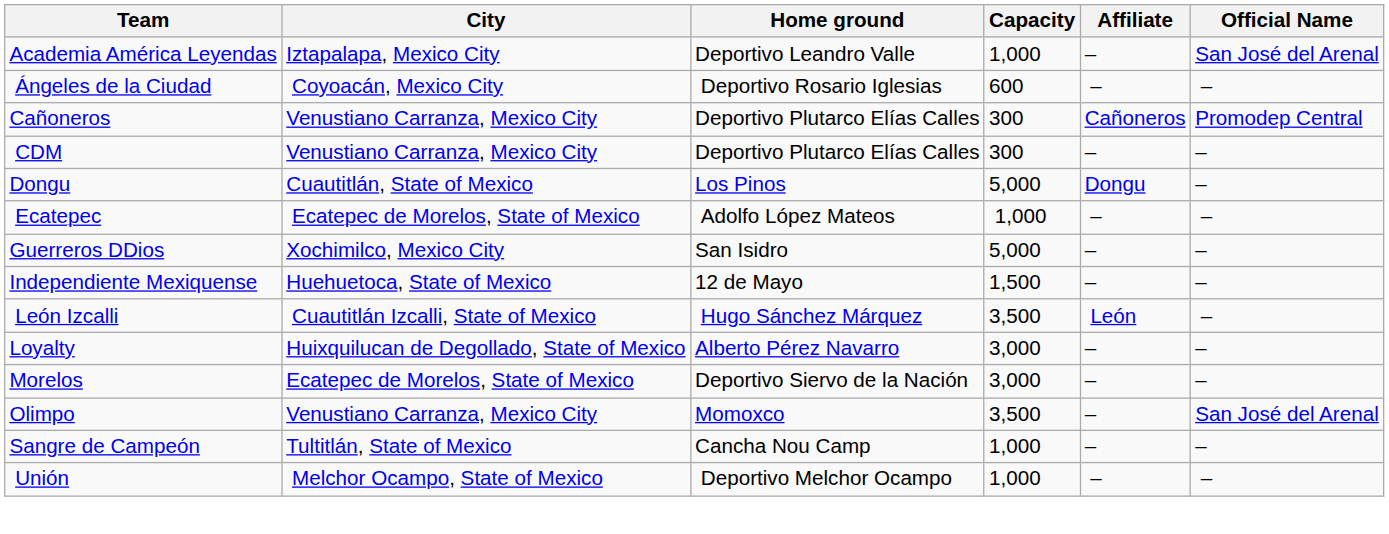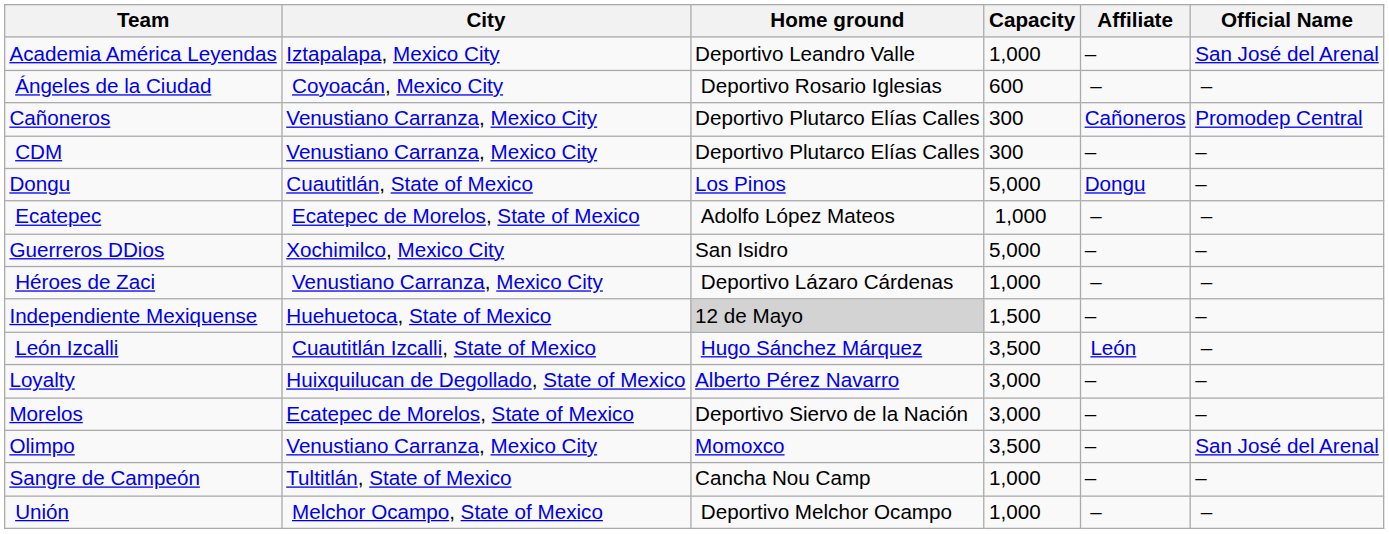+ row: (85, 282)
(749, 282) no background -> (749, 315) lightgrey background
